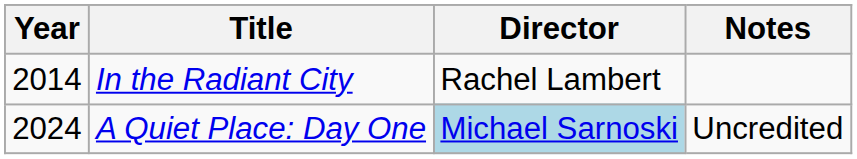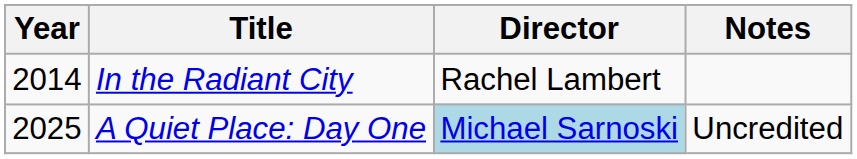(47, 128) 2024 -> (47, 128) 2025
